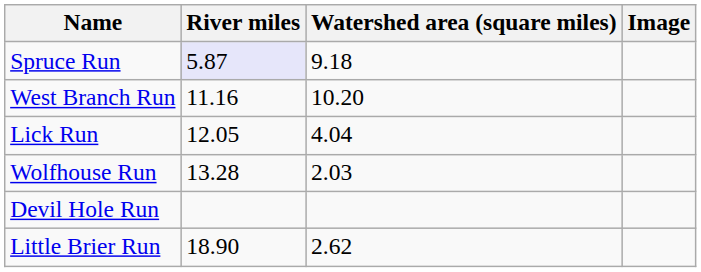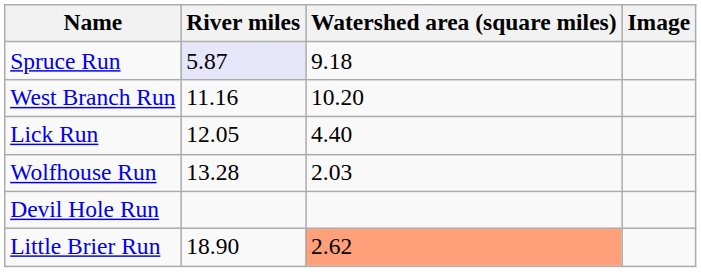(332, 135) 4.04 -> (332, 135) 4.40
(332, 246) no background -> (332, 246) lightsalmon background
